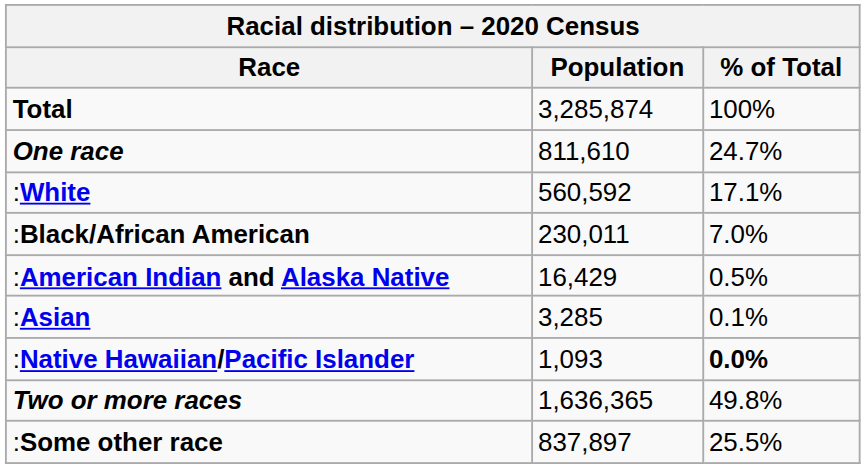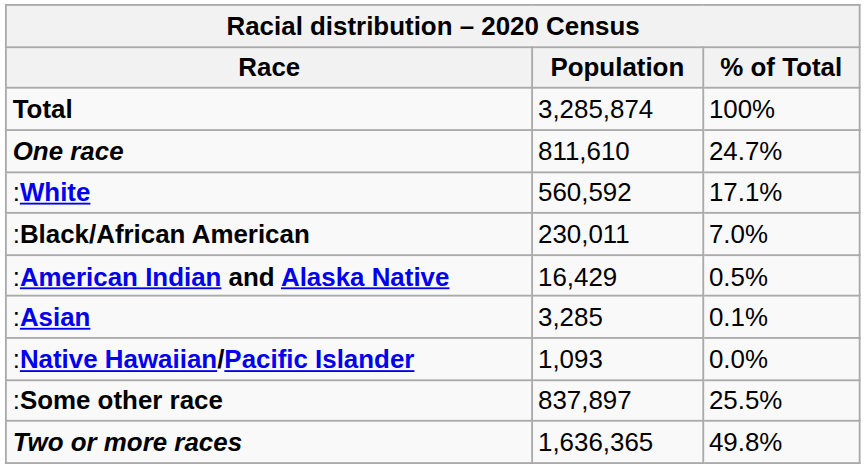(738, 359) bold -> (738, 359) normal
rows swapped: (118, 442) <-> (127, 400)
